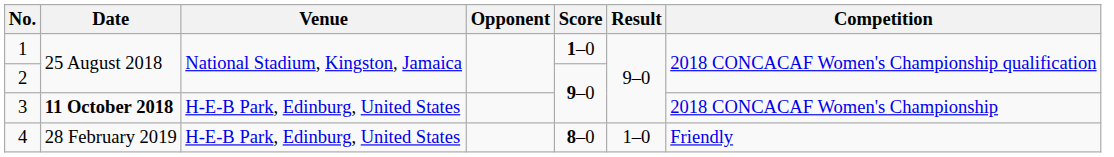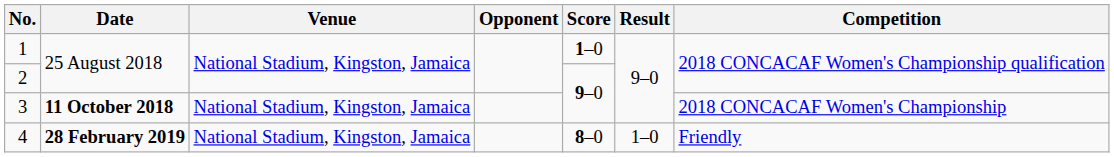(323, 107) H-E-B Park, Edinburg, United States -> (332, 107) National Stadium, Kingston, Jamaica
(111, 136) normal -> (115, 136) bold
(323, 136) H-E-B Park, Edinburg, United States -> (332, 136) National Stadium, Kingston, Jamaica
